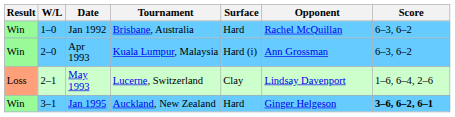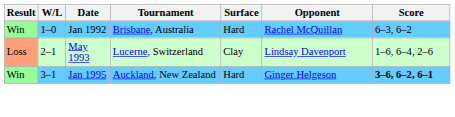- row: (79, 52)
